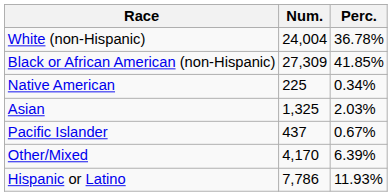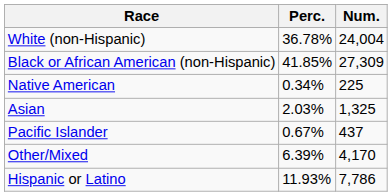columns swapped: (305, 16) <-> (359, 16)
